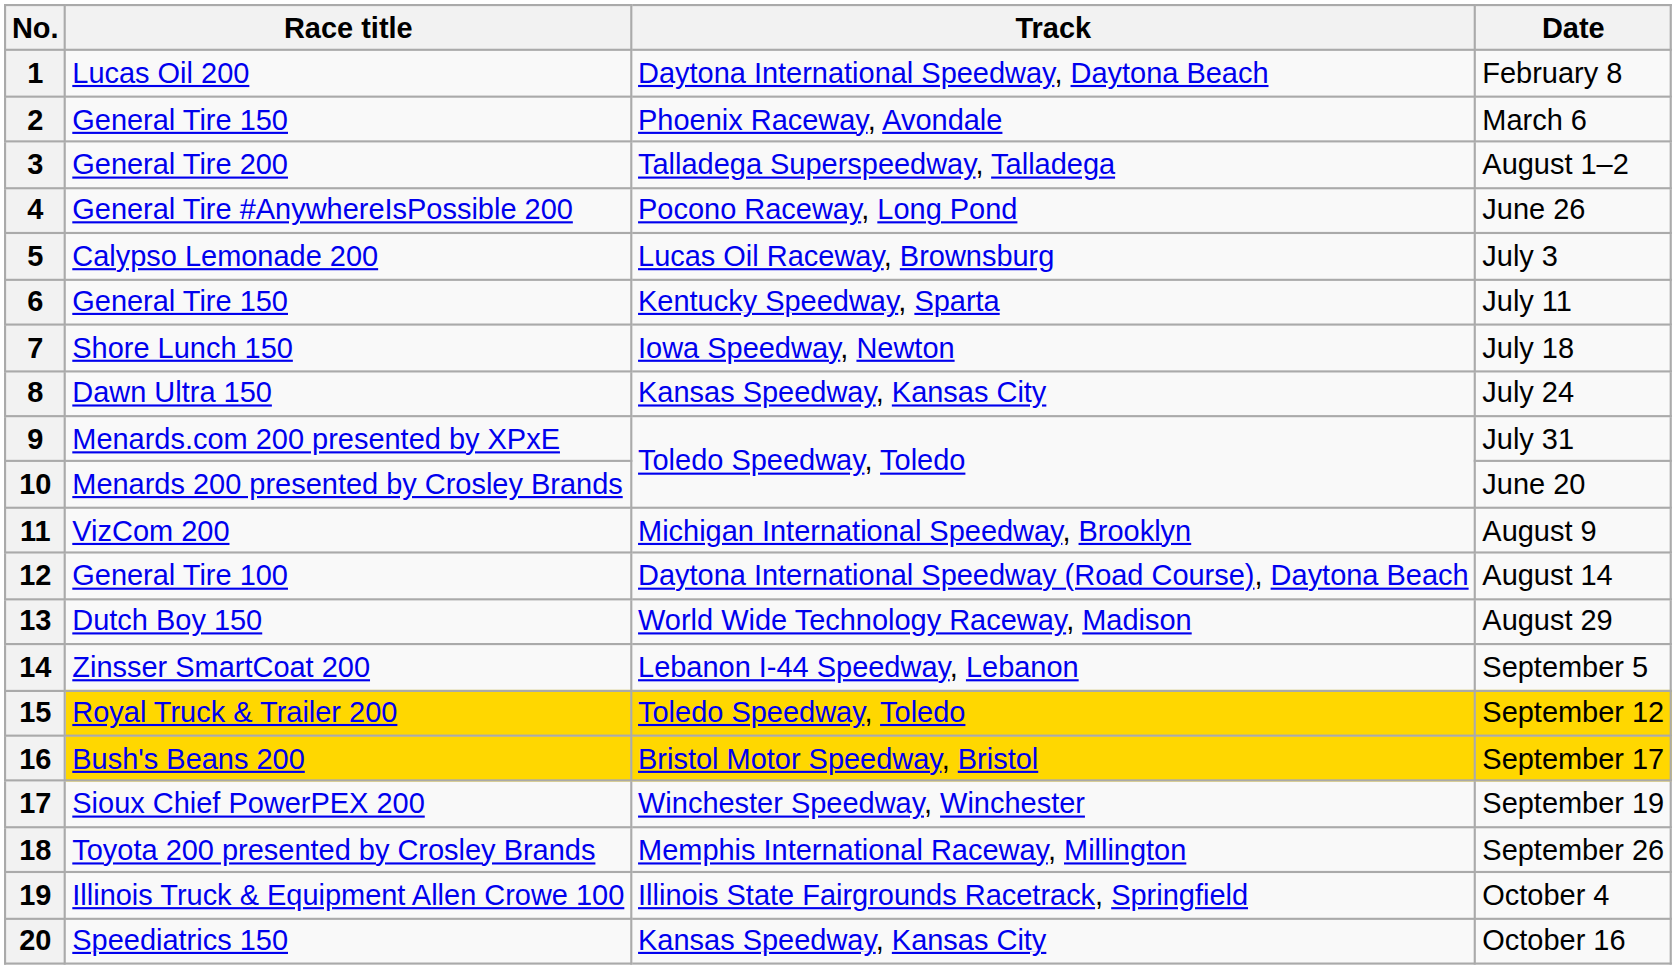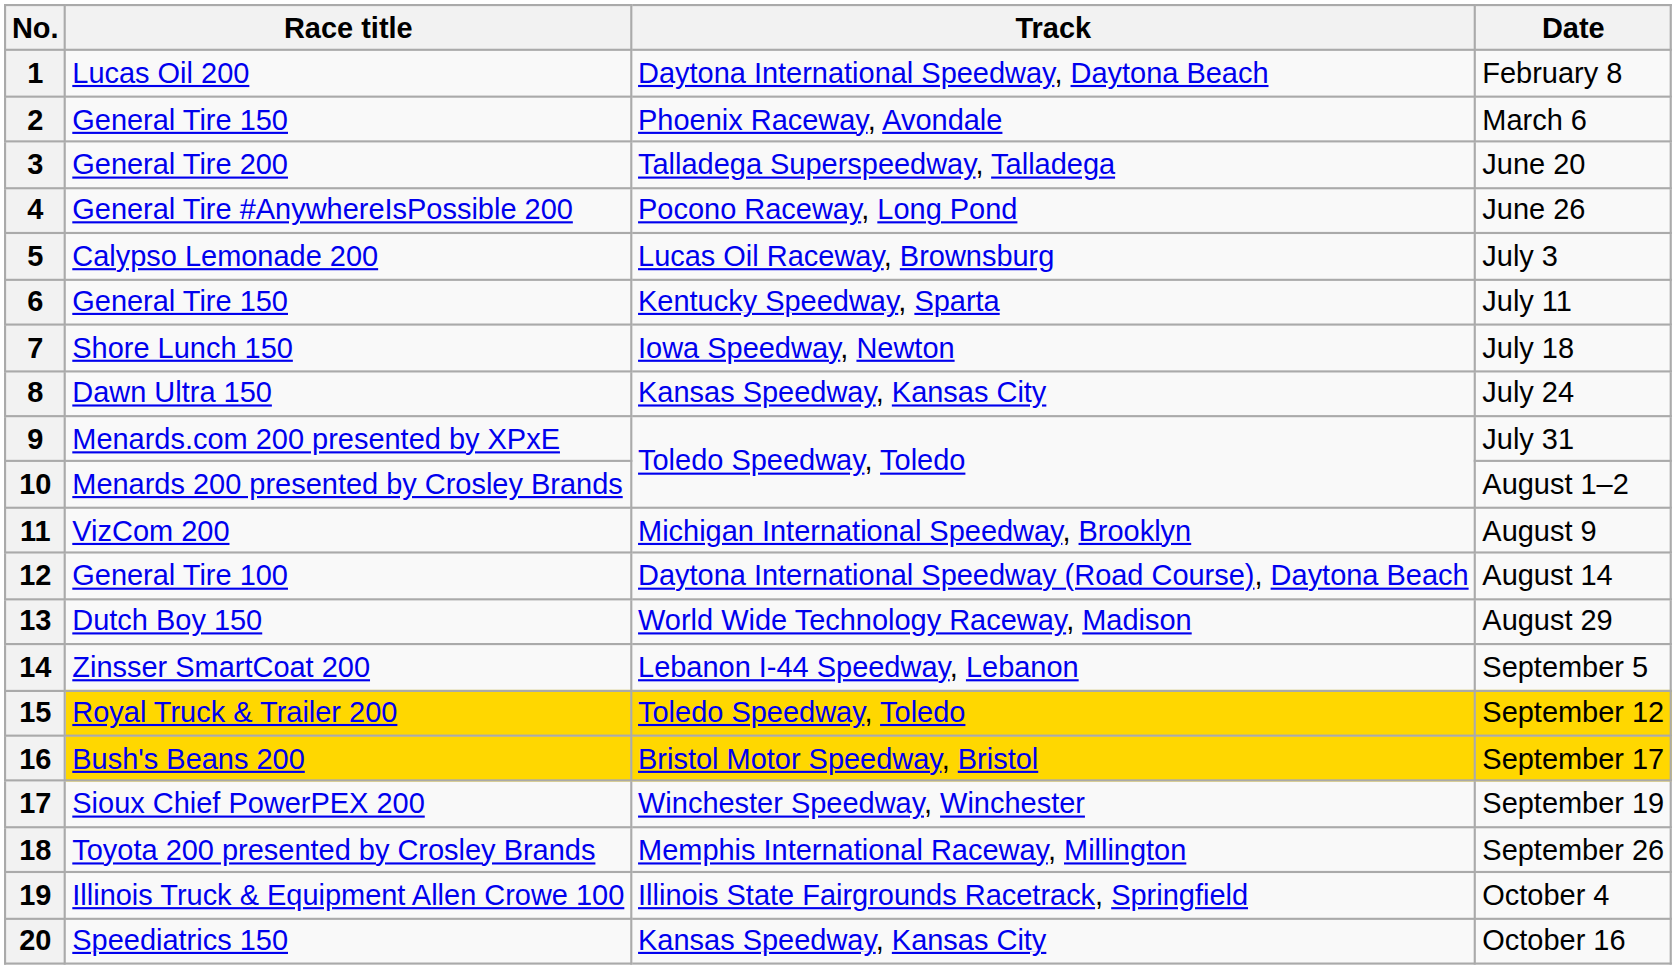(1556, 164) August 1–2 -> (1534, 164) June 20
(1534, 484) June 20 -> (1556, 484) August 1–2
